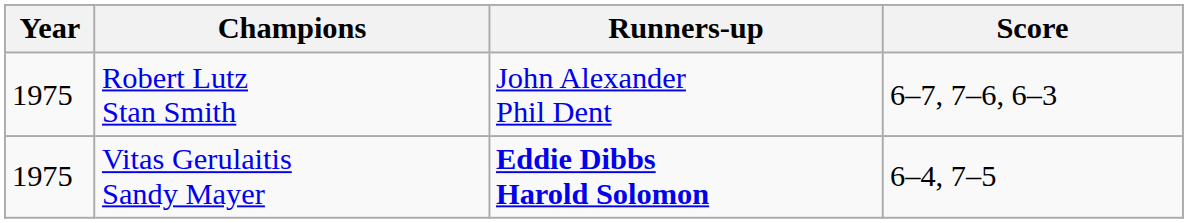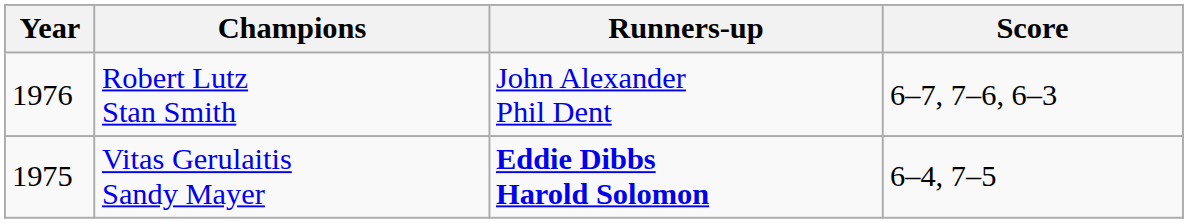(42, 93) 1975 -> (42, 93) 1976
